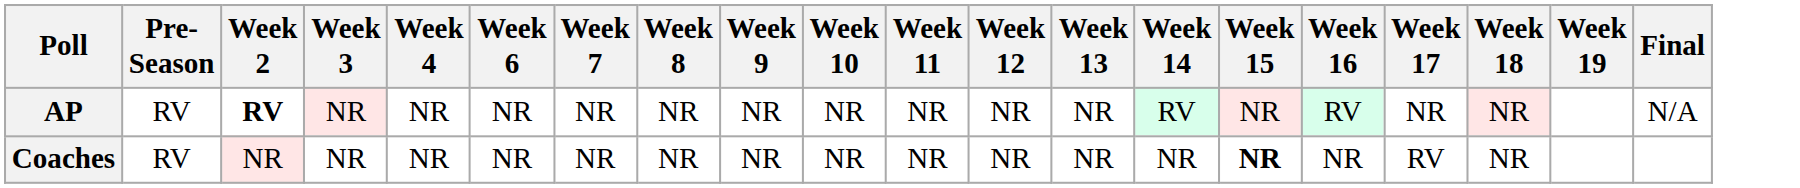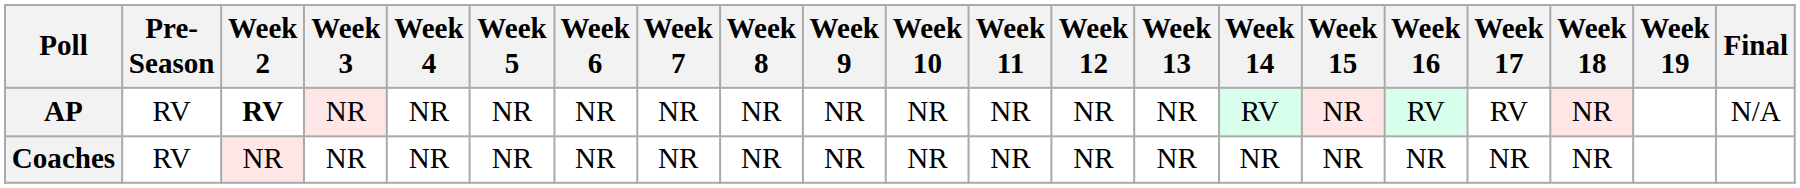+ column: (512, 46)
(1426, 111) NR -> (1509, 111) RV
(1260, 159) bold -> (1343, 159) normal
(1426, 159) RV -> (1509, 159) NR
